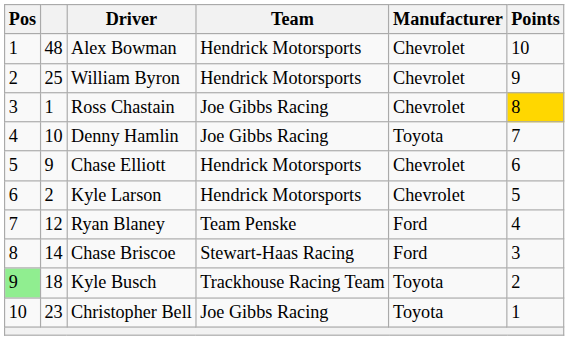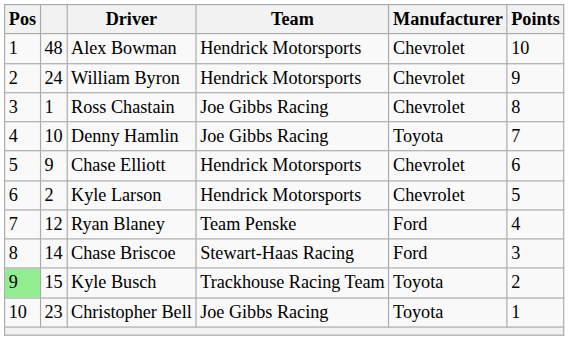(54, 77) 25 -> (54, 77) 24
(516, 106) gold background -> (516, 106) no background
(54, 282) 18 -> (54, 282) 15
